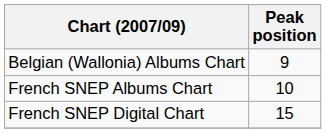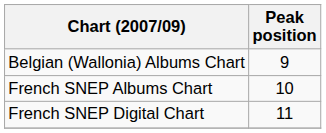(285, 114) 15 -> (285, 114) 11
